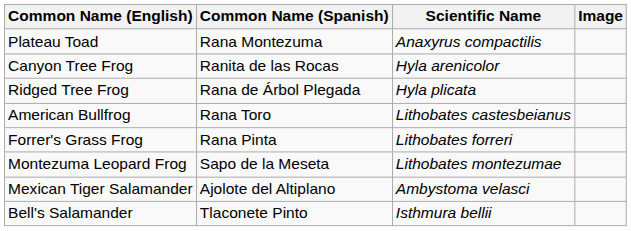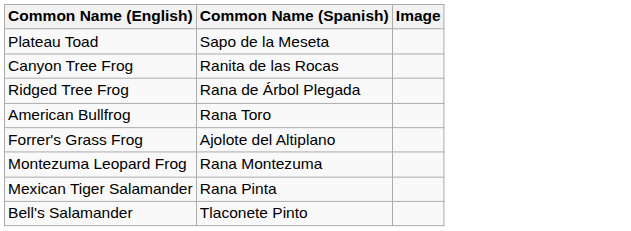- column: (483, 16)
(261, 41) Rana Montezuma -> (265, 41) Sapo de la Meseta
(238, 139) Rana Pinta -> (268, 139) Ajolote del Altiplano
(265, 164) Sapo de la Meseta -> (261, 164) Rana Montezuma
(268, 189) Ajolote del Altiplano -> (238, 189) Rana Pinta
